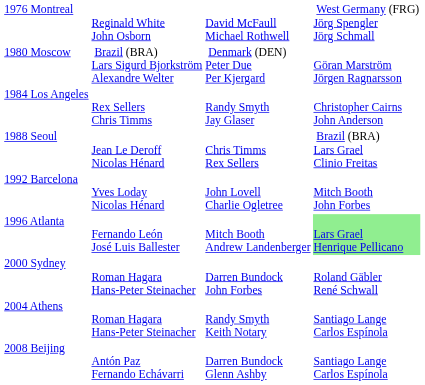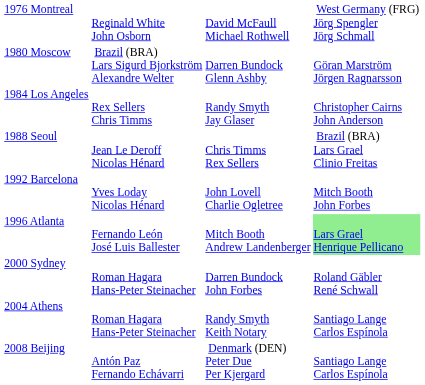(246, 65) Denmark (DEN) Peter Due Per Kjergard -> (244, 71) Darren Bundock Glenn Ashby
(244, 368) Darren Bundock Glenn Ashby -> (246, 361) Denmark (DEN) Peter Due Per Kjergard
